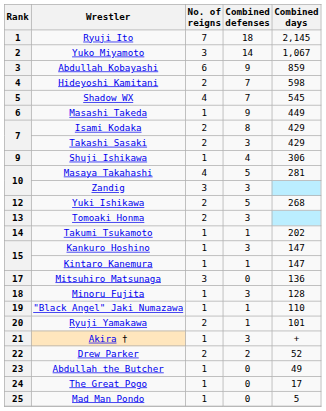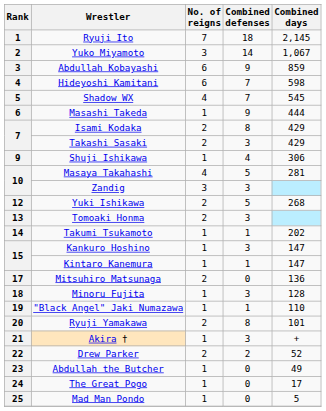(204, 83) 2 -> (204, 83) 6
(296, 113) 449 -> (296, 113) 444
(204, 278) 3 -> (204, 278) 2
(248, 323) 1 -> (248, 323) 8
